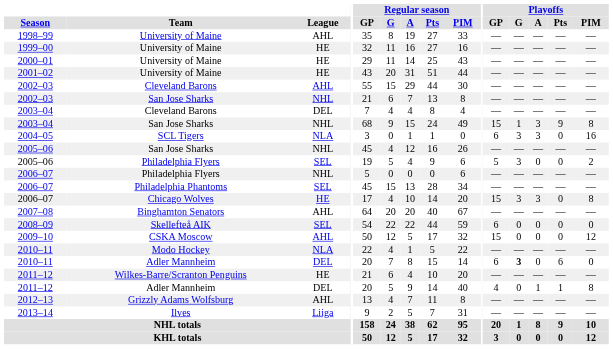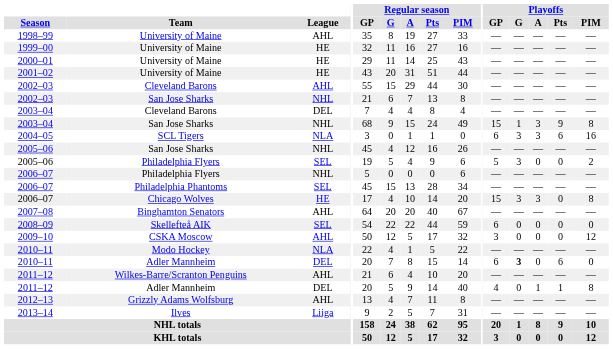(560, 136) 0 -> (560, 136) 6
(496, 237) 15 -> (496, 237) 3
(323, 275) HE -> (323, 275) AHL
